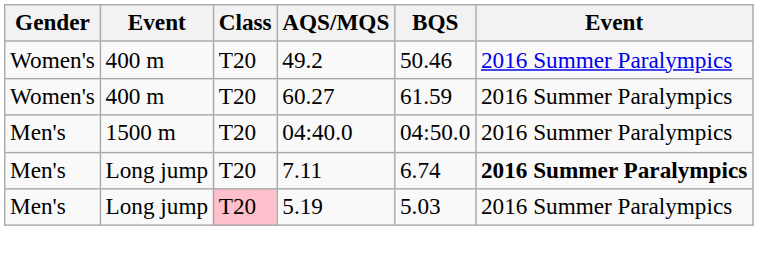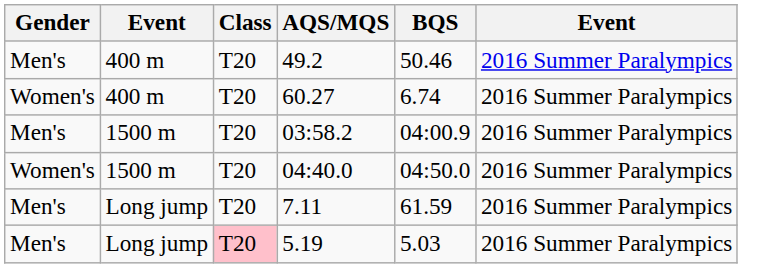(52, 59) Women's -> (38, 59) Men's
(426, 96) 61.59 -> (420, 96) 6.74
+ row: (317, 133)
(38, 133) Men's -> (52, 170) Women's
(420, 170) 6.74 -> (426, 206) 61.59
(614, 170) bold -> (607, 206) normal
